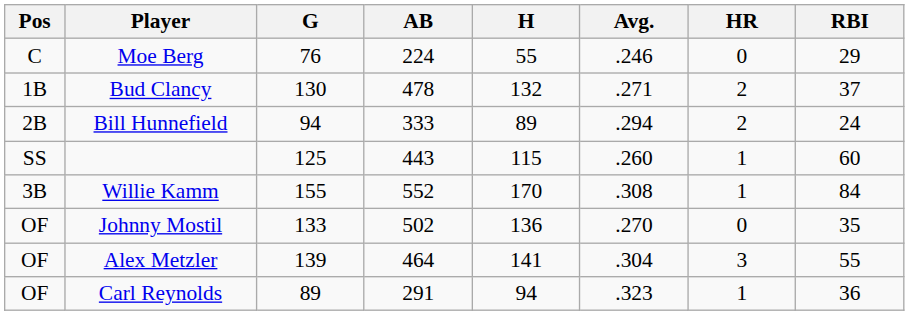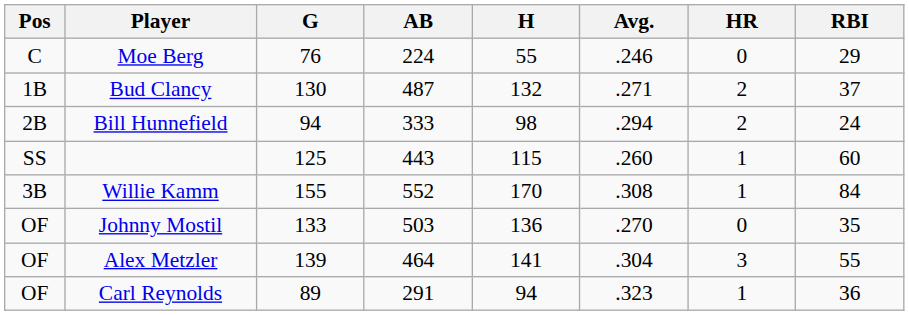(418, 89) 478 -> (418, 89) 487
(526, 123) 89 -> (526, 123) 98
(418, 225) 502 -> (418, 225) 503
